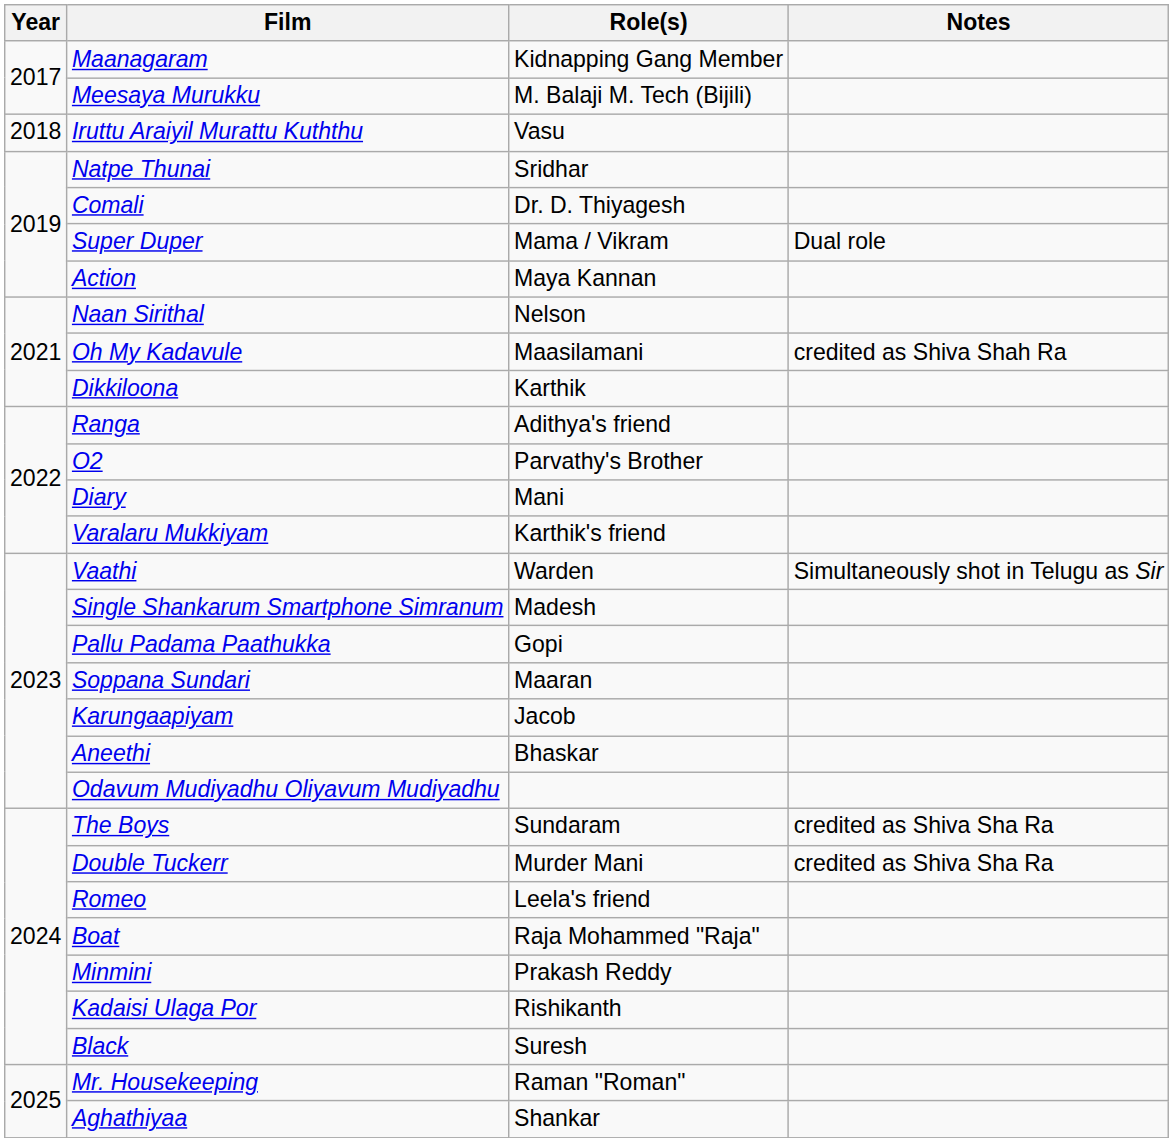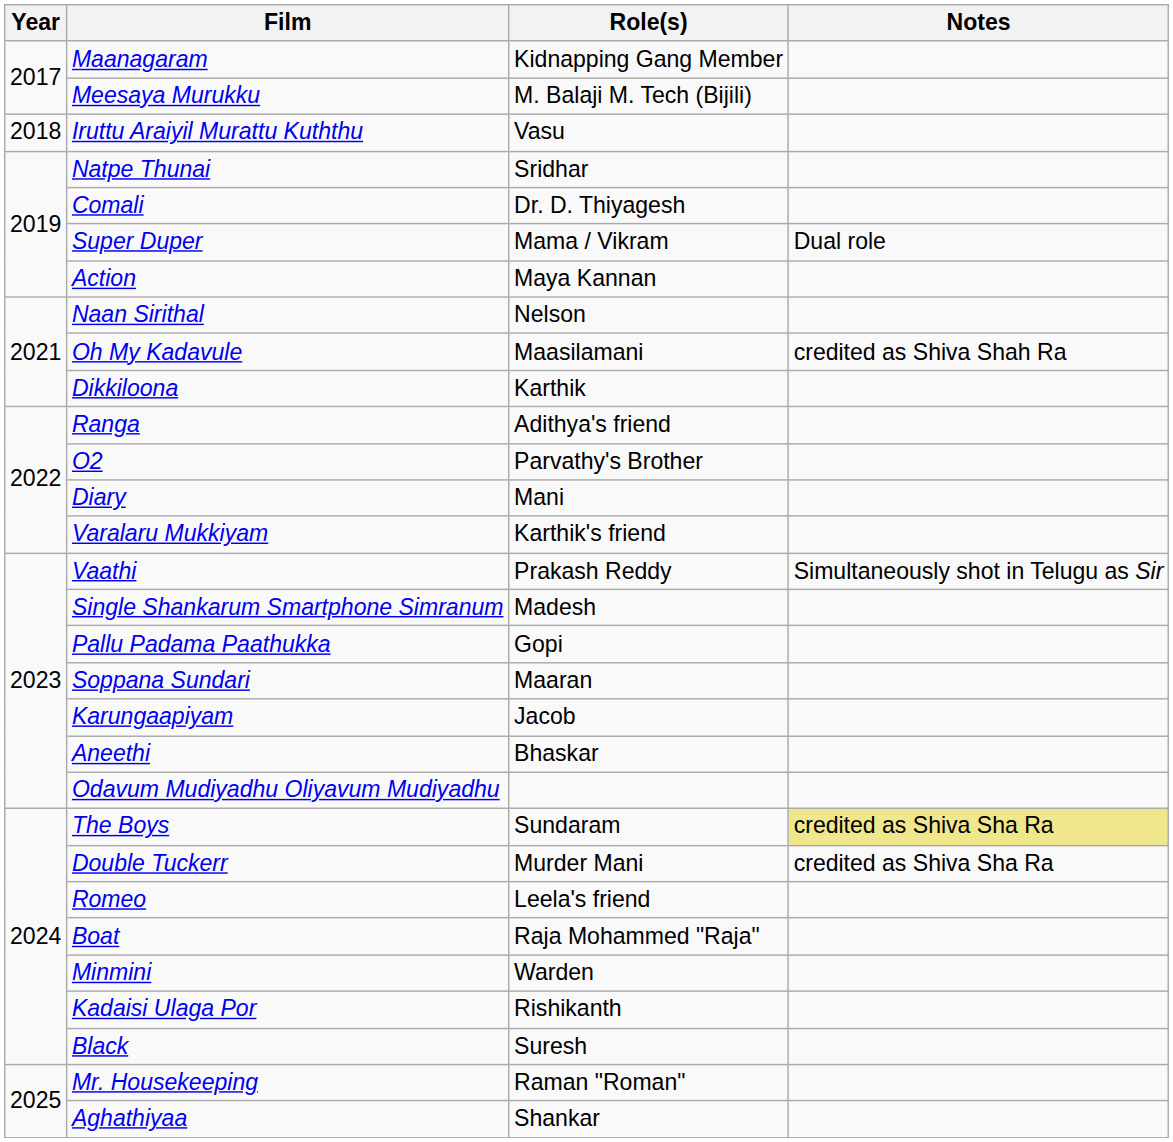(554, 570) Warden -> (593, 570) Prakash Reddy
(924, 826) no background -> (924, 826) khaki background
(593, 972) Prakash Reddy -> (554, 972) Warden
